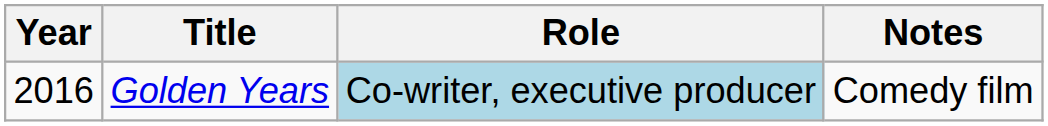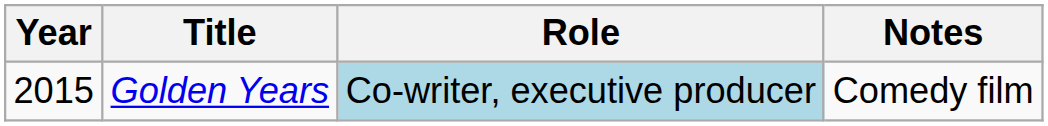(54, 90) 2016 -> (54, 90) 2015
